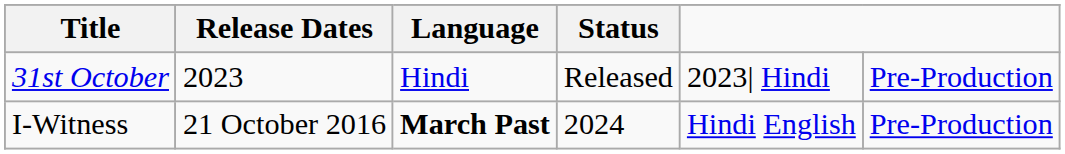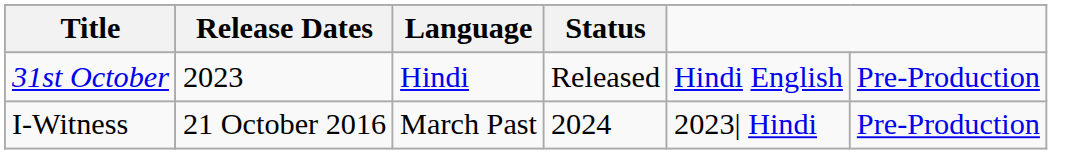(758, 76) 2023| Hindi -> (758, 76) Hindi English
(475, 124) bold -> (469, 124) normal
(771, 124) Hindi English -> (746, 124) 2023| Hindi
